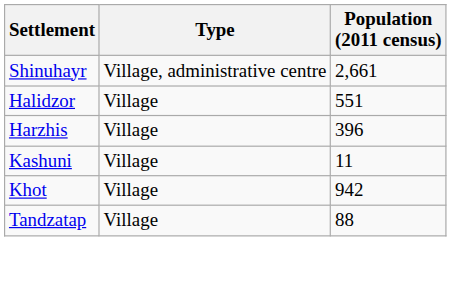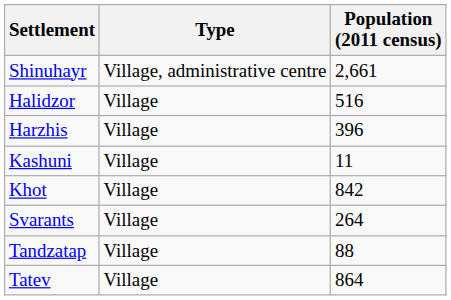(349, 100) 551 -> (349, 100) 516
(349, 190) 942 -> (349, 190) 842
+ row: (41, 220)
+ row: (30, 280)
